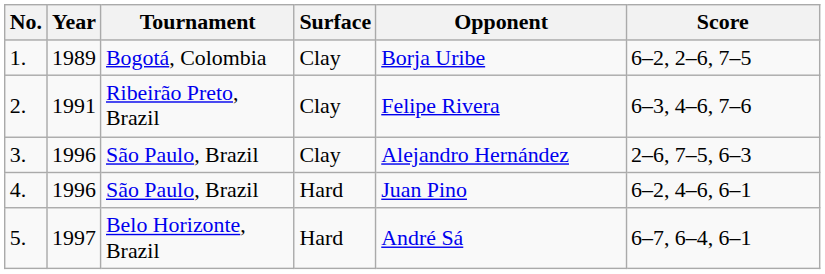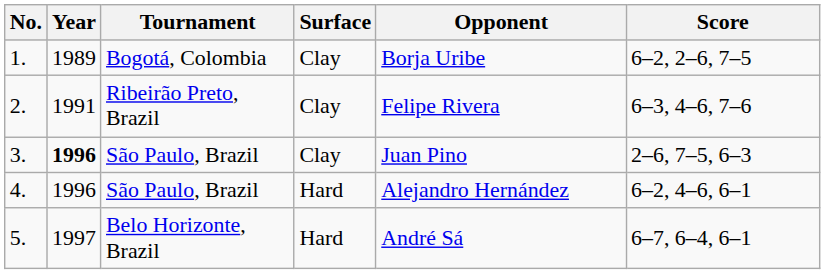(74, 153) normal -> (74, 153) bold
(475, 153) Alejandro Hernández -> (424, 153) Juan Pino
(424, 189) Juan Pino -> (475, 189) Alejandro Hernández
